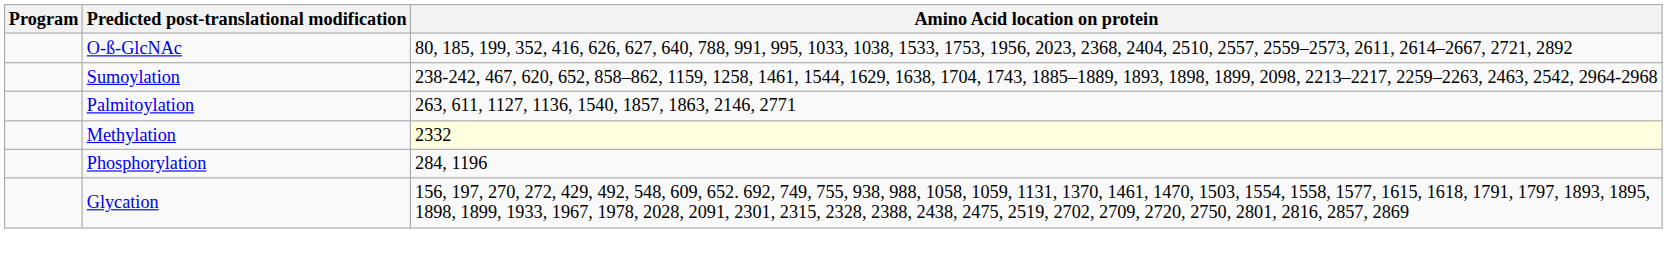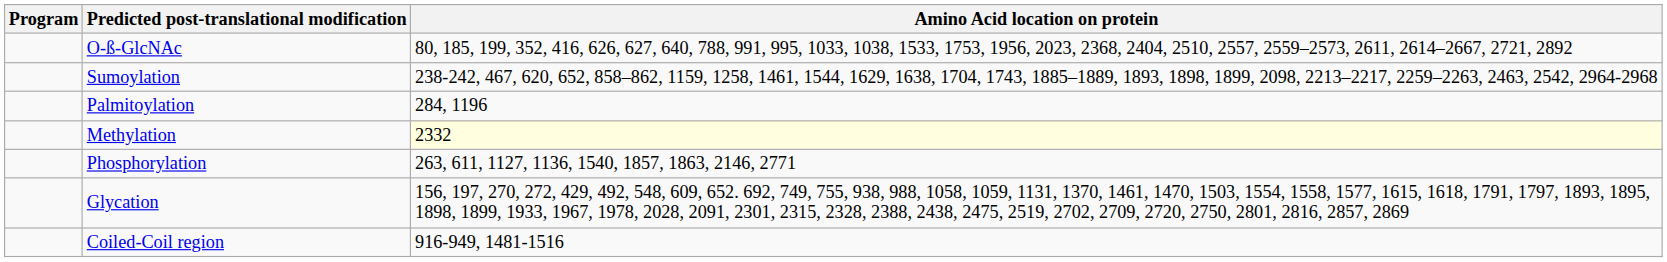(606, 105) 263, 611, 1127, 1136, 1540, 1857, 1863, 2146, 2771 -> (451, 105) 284, 1196
(451, 163) 284, 1196 -> (606, 163) 263, 611, 1127, 1136, 1540, 1857, 1863, 2146, 2771
+ row: (155, 241)
